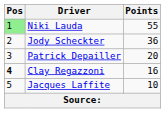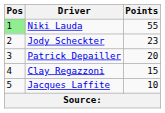(153, 42) 36 -> (153, 42) 23
(9, 71) bold -> (9, 71) normal
(153, 71) 16 -> (153, 71) 15
